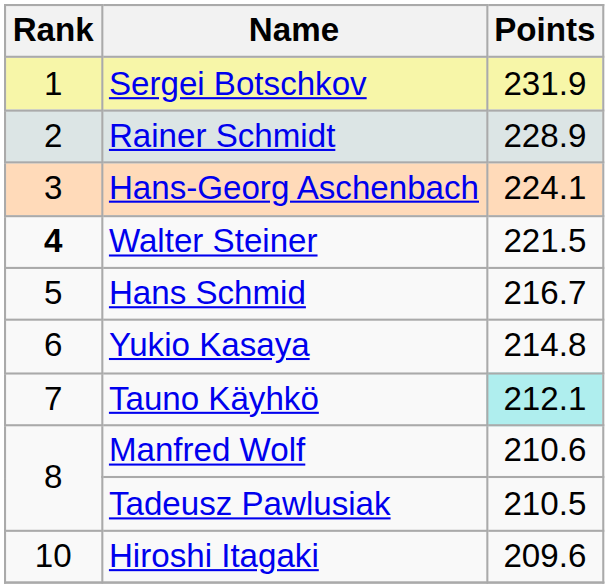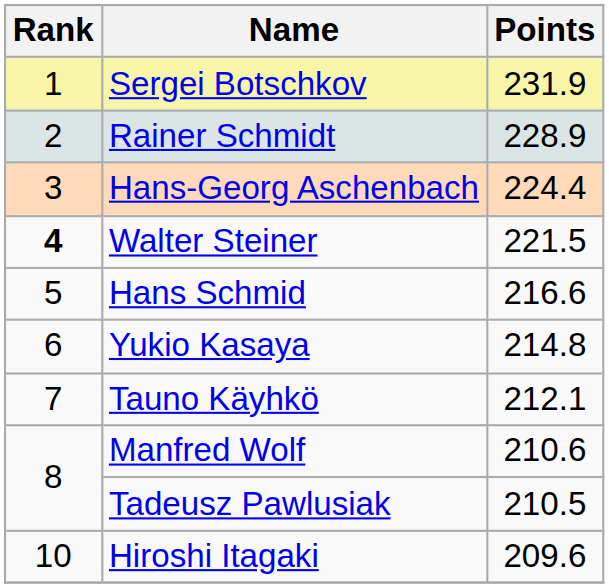(545, 188) 224.1 -> (545, 188) 224.4
(545, 293) 216.7 -> (545, 293) 216.6
(545, 398) paleturquoise background -> (545, 398) no background
